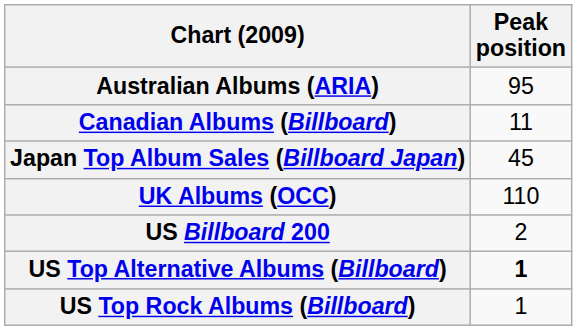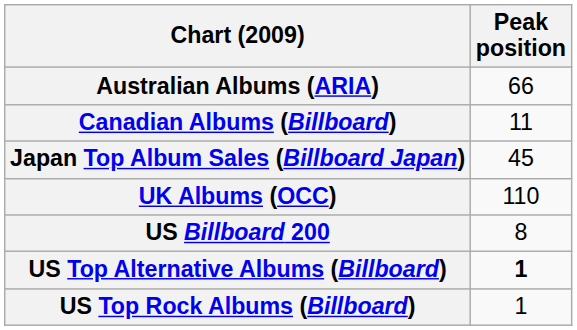(521, 85) 95 -> (521, 85) 66
(521, 232) 2 -> (521, 232) 8
